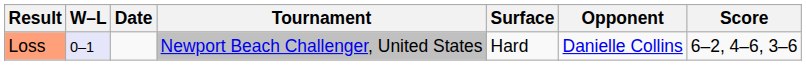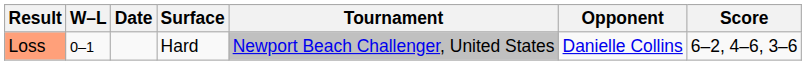columns swapped: (322, 18) <-> (523, 18)
(82, 47) lavender background -> (82, 47) no background
